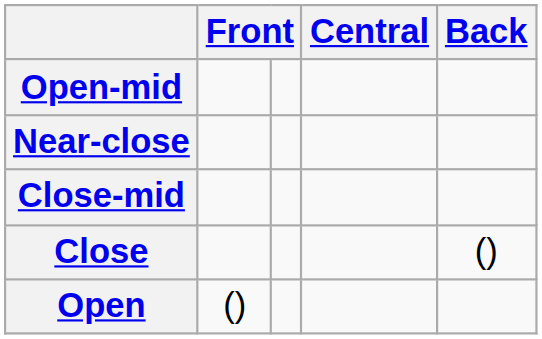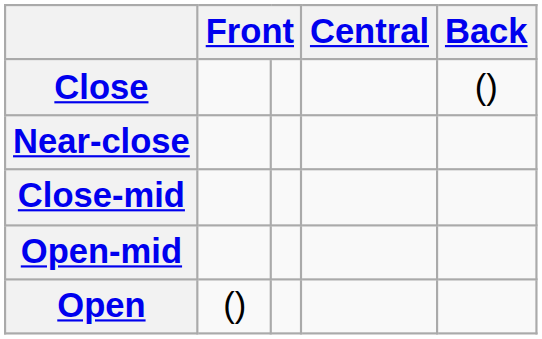rows swapped: (101, 251) <-> (101, 86)
